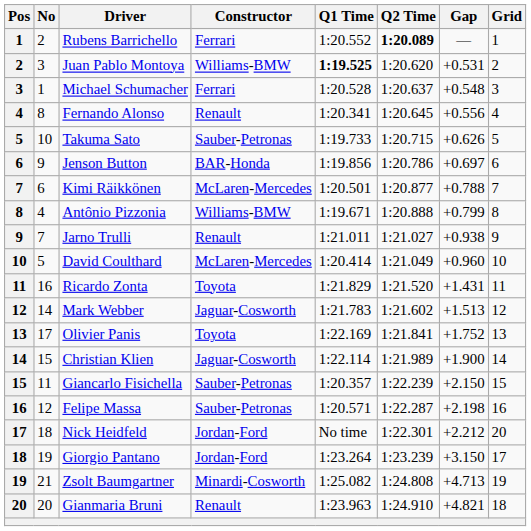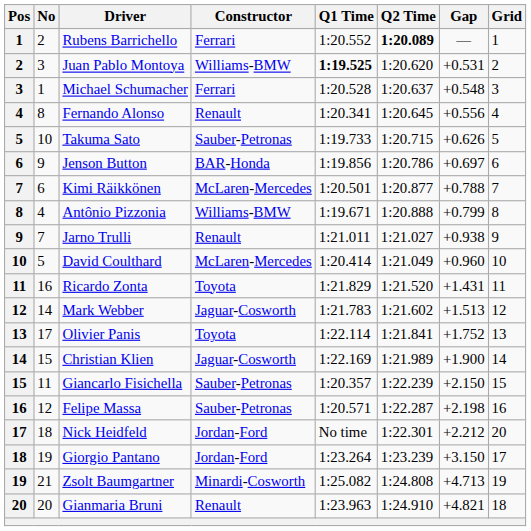(345, 334) 1:22.169 -> (345, 334) 1:22.114
(345, 358) 1:22.114 -> (345, 358) 1:22.169
